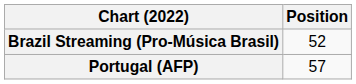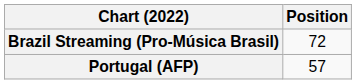(317, 41) 52 -> (317, 41) 72
